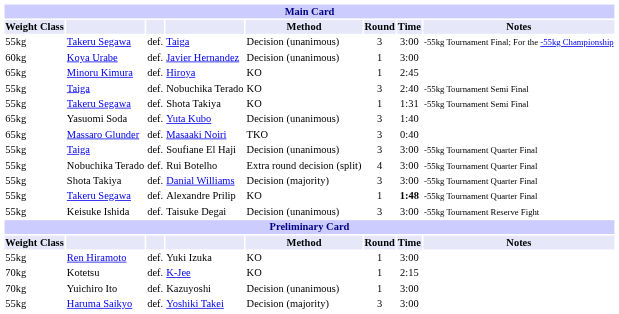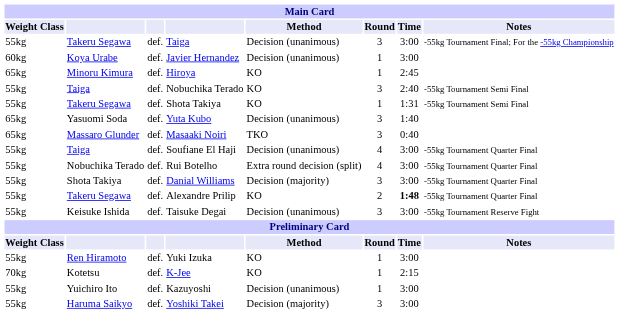(380, 150) 3 -> (380, 150) 4
(380, 196) 1 -> (380, 196) 2
(16, 288) 70kg -> (16, 288) 55kg
